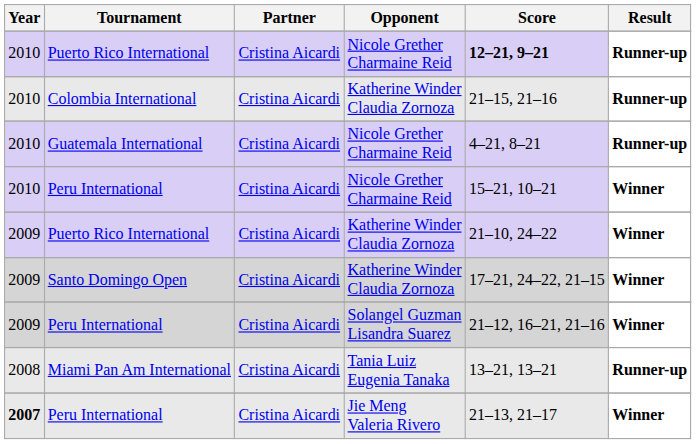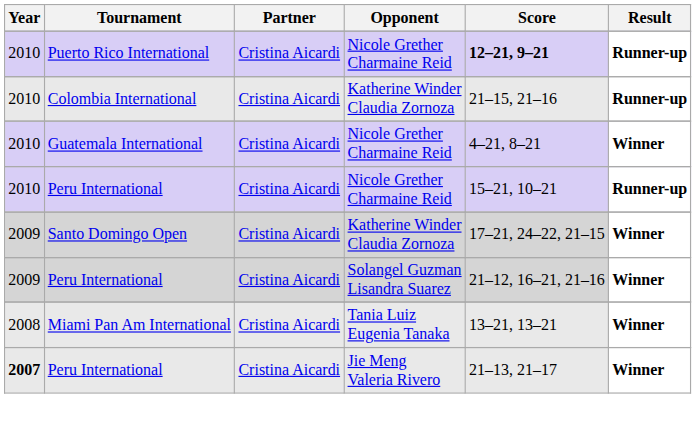(650, 144) Runner-up -> (638, 144) Winner
(638, 189) Winner -> (650, 189) Runner-up
- row: (128, 234)
(650, 370) Runner-up -> (638, 325) Winner
